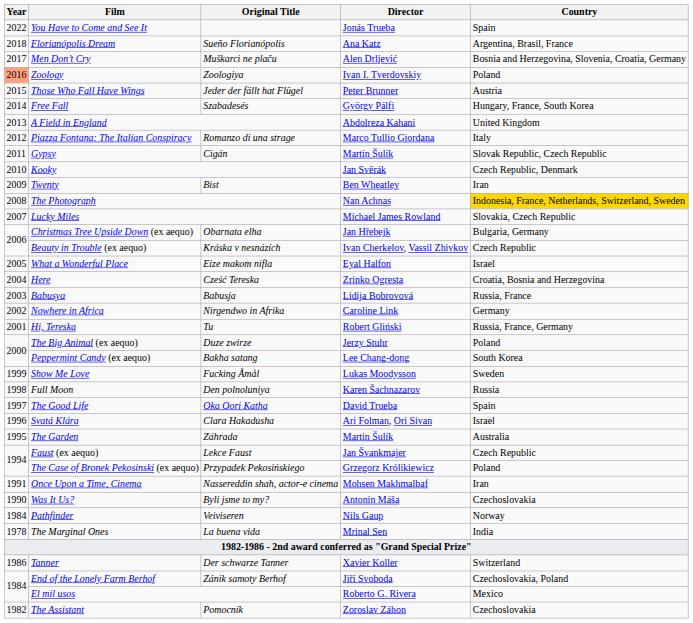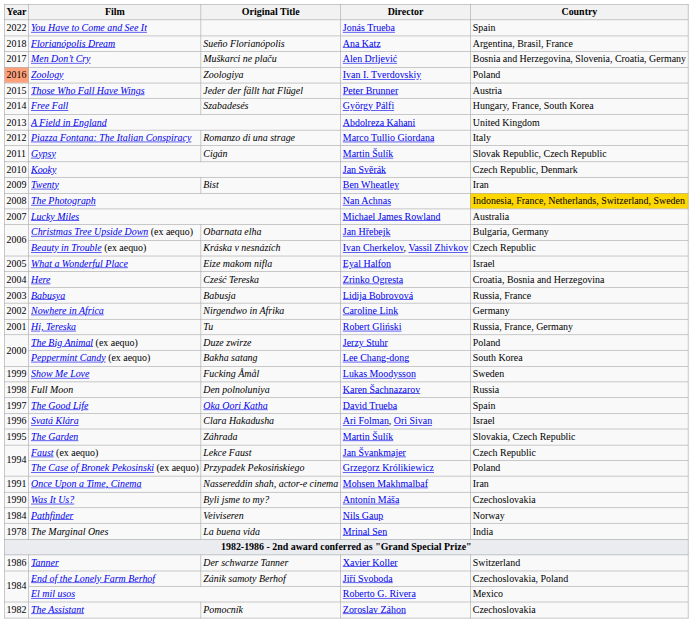(524, 216) Slovakia, Czech Republic -> (491, 216) Australia
(491, 437) Australia -> (524, 437) Slovakia, Czech Republic
